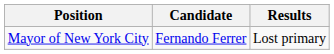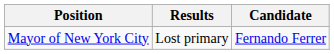columns swapped: (201, 15) <-> (290, 15)
